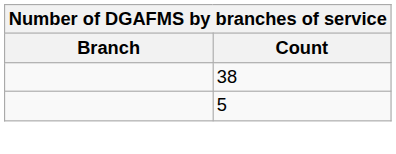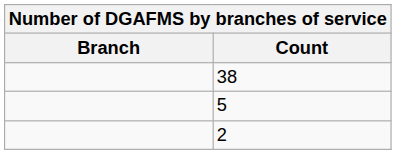+ row: (222, 134)
